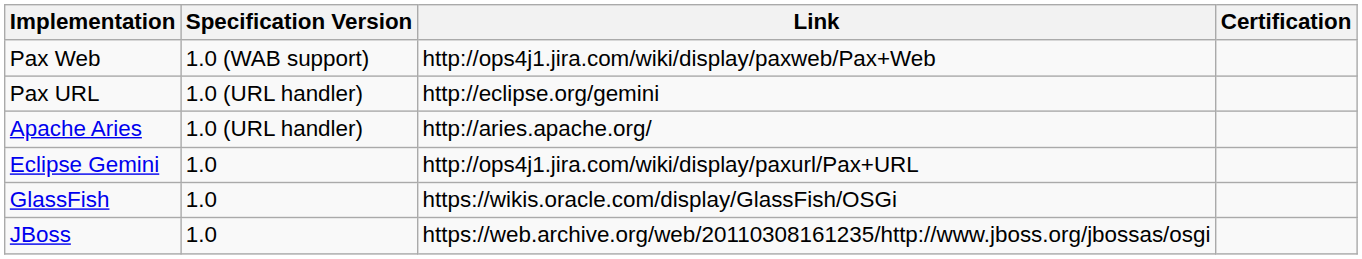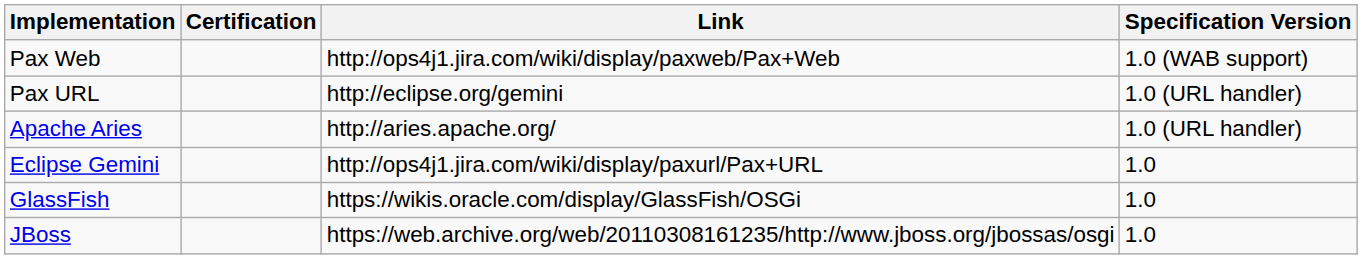columns swapped: (299, 22) <-> (1286, 22)
